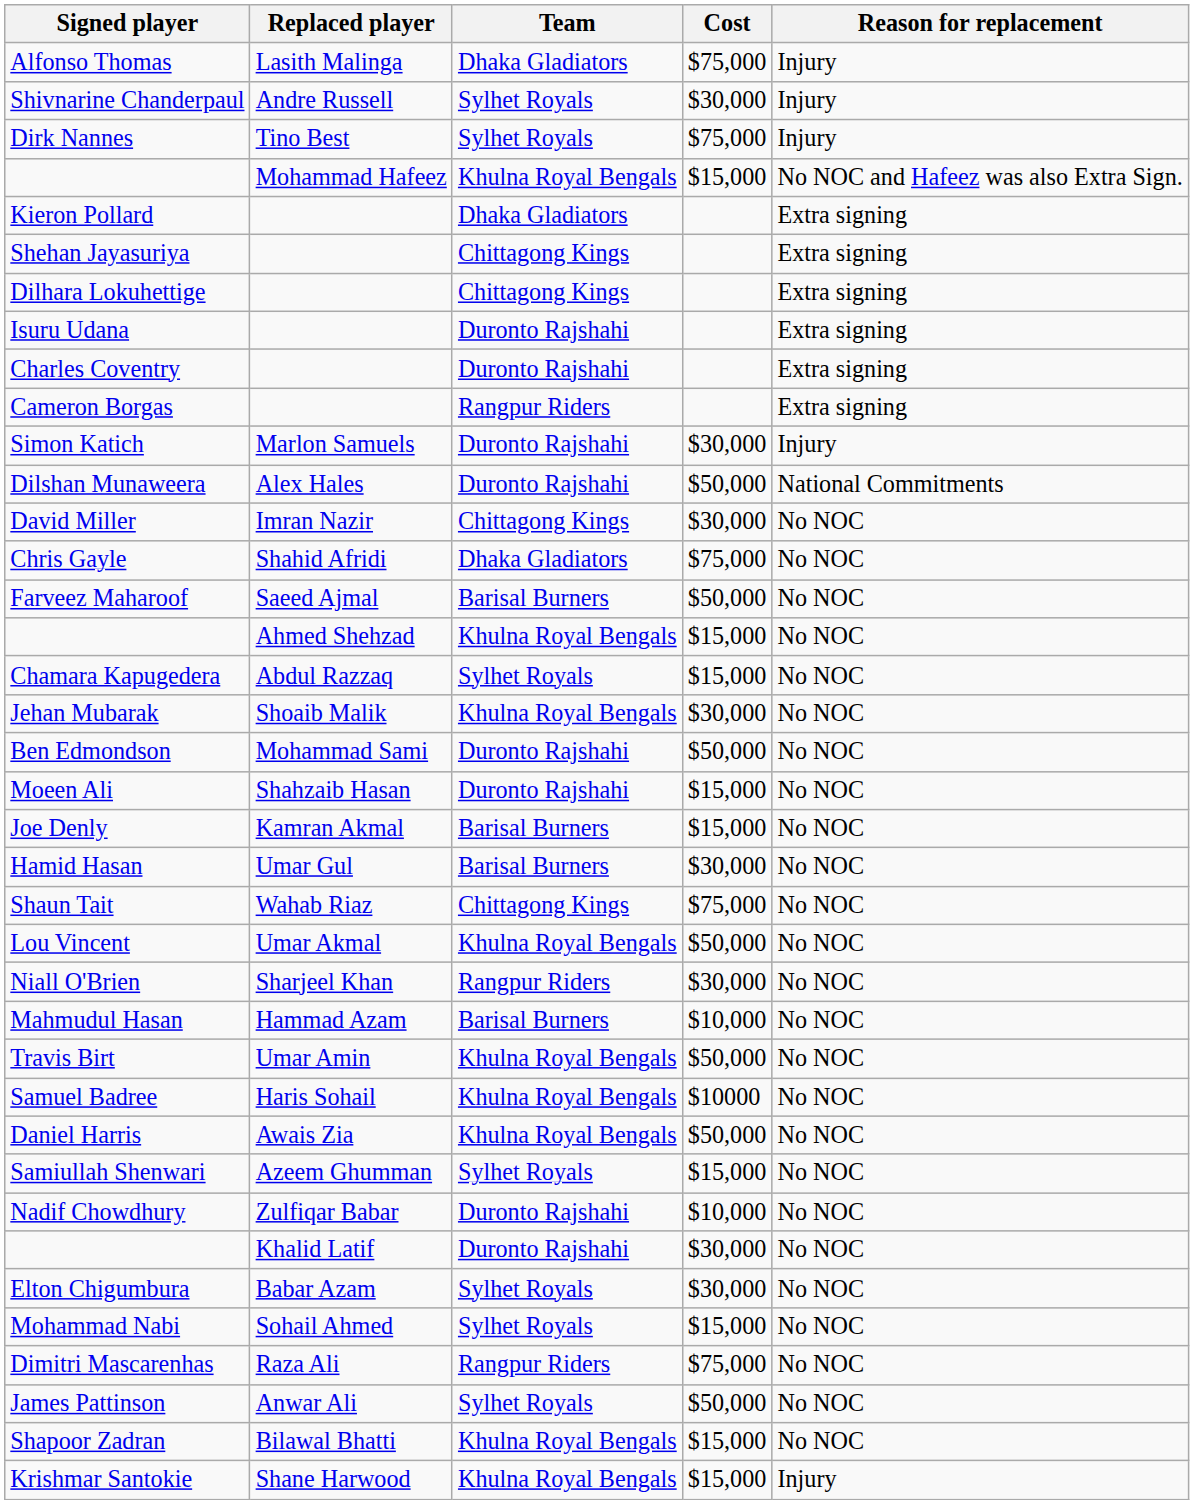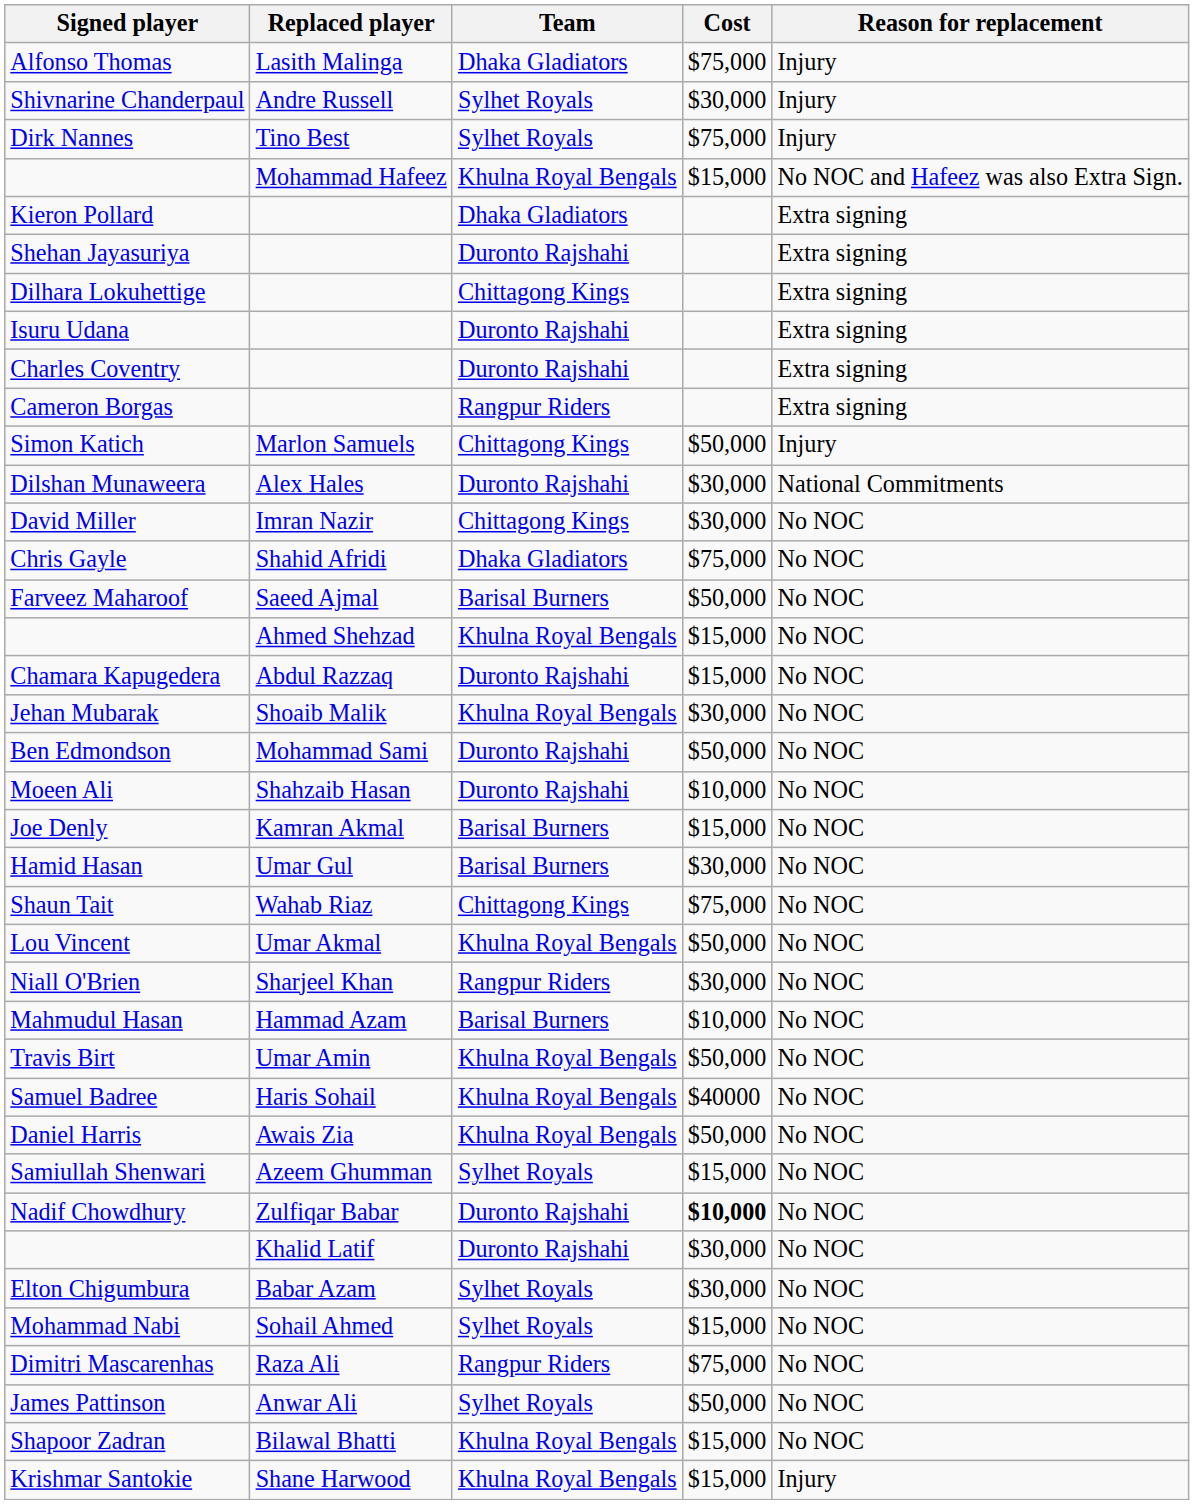(544, 253) Chittagong Kings -> (544, 253) Duronto Rajshahi
(544, 445) Duronto Rajshahi -> (544, 445) Chittagong Kings
(727, 445) $30,000 -> (727, 445) $50,000
(727, 483) $50,000 -> (727, 483) $30,000
(525, 675) Sylhet Royals -> (544, 675) Duronto Rajshahi
(727, 789) $15,000 -> (727, 789) $10,000
(724, 1096) $10000 -> (724, 1096) $40000
(727, 1211) normal -> (727, 1211) bold
